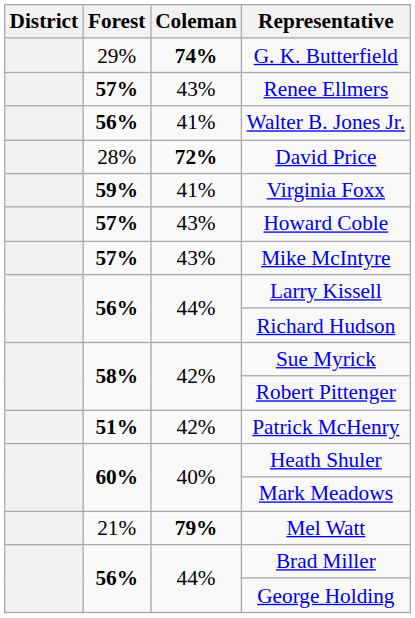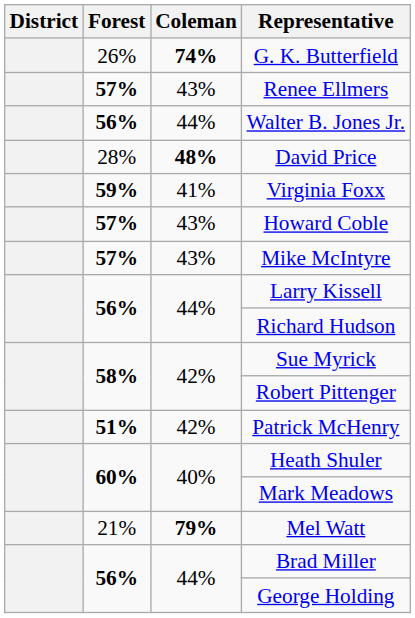(117, 55) 29% -> (117, 55) 26%
(196, 122) 41% -> (196, 122) 44%
(196, 156) 72% -> (196, 156) 48%
